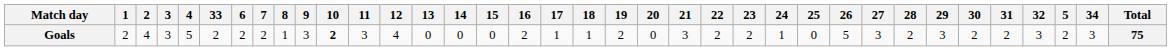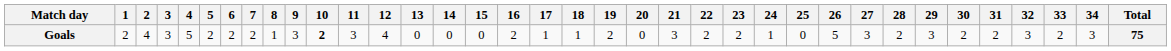columns swapped: (1065, 14) <-> (216, 14)
